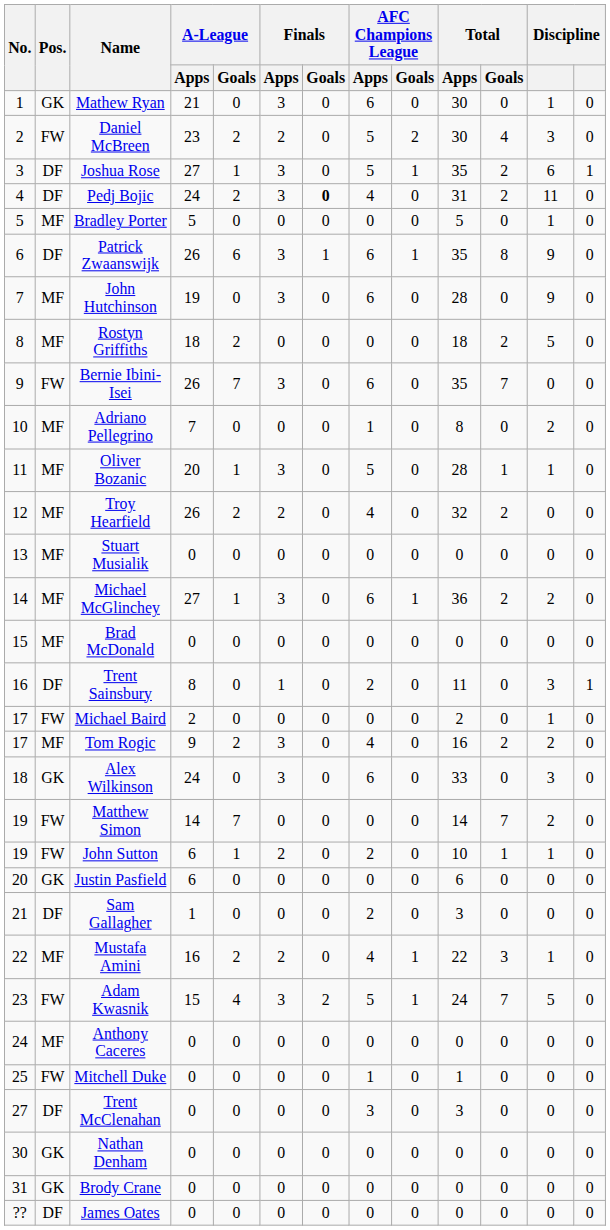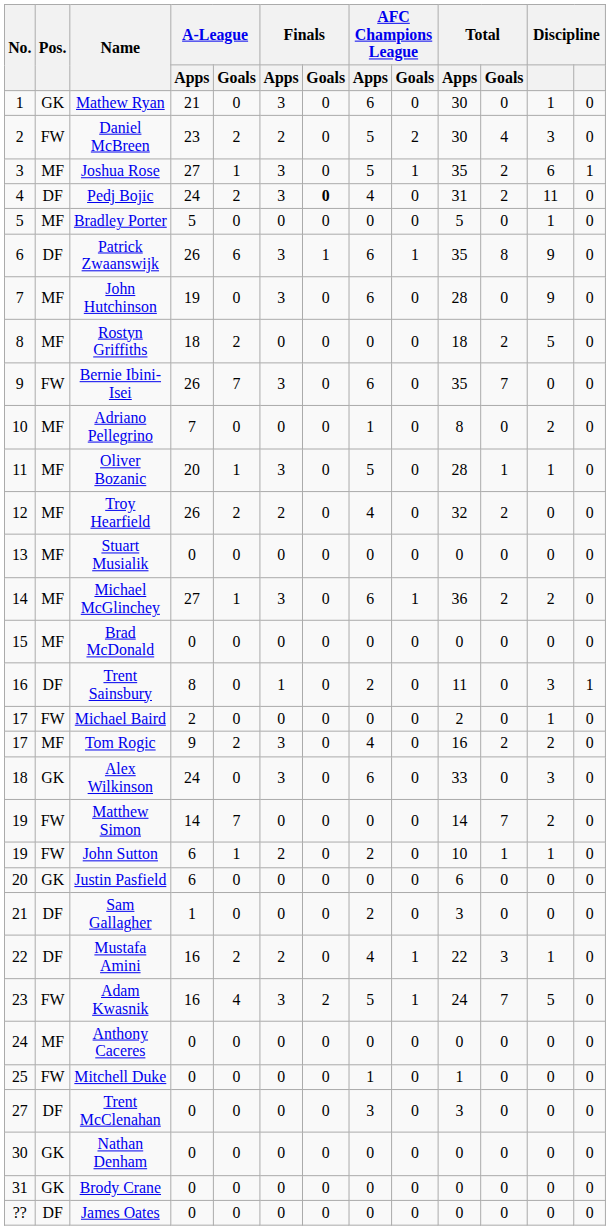(53, 171) DF -> (53, 171) MF
(53, 956) MF -> (53, 956) DF
(192, 999) 15 -> (192, 999) 16
